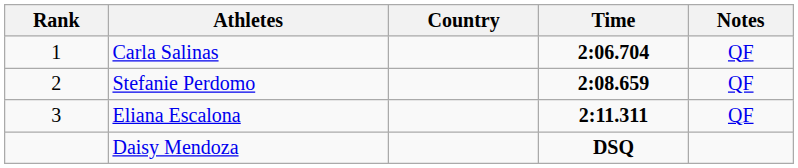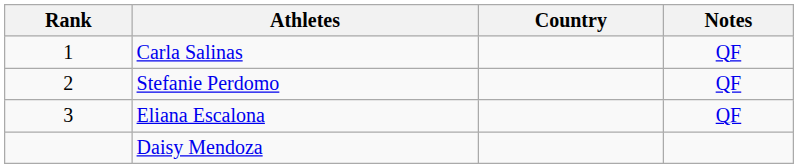- column: (613, 20)
